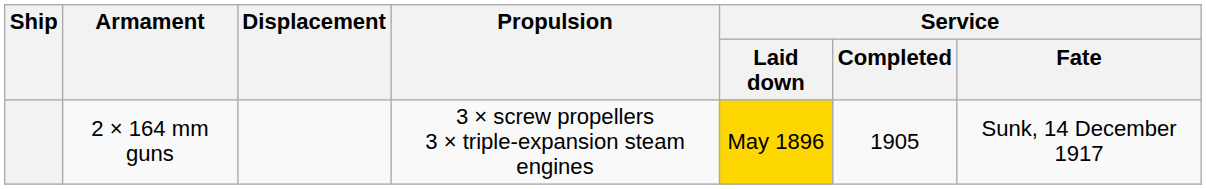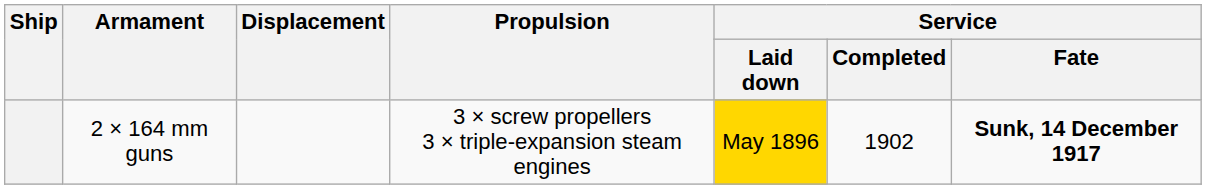(895, 141) 1905 -> (889, 141) 1902
(1079, 141) normal -> (1076, 141) bold
